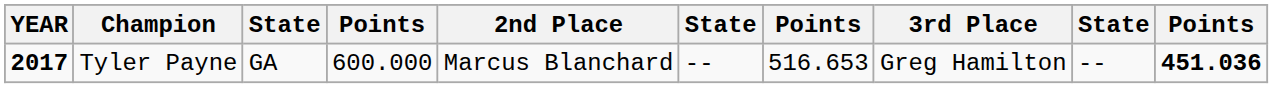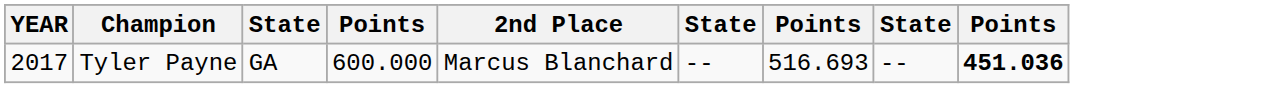- column: (973, 24)
(39, 63) bold -> (39, 63) normal
(818, 63) 516.653 -> (818, 63) 516.693
